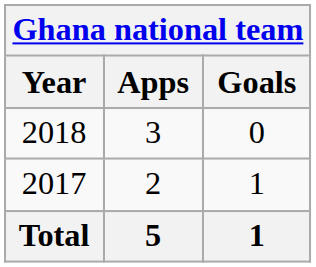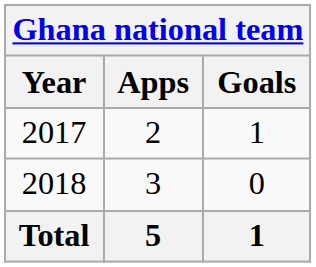rows swapped: (54, 183) <-> (54, 132)
